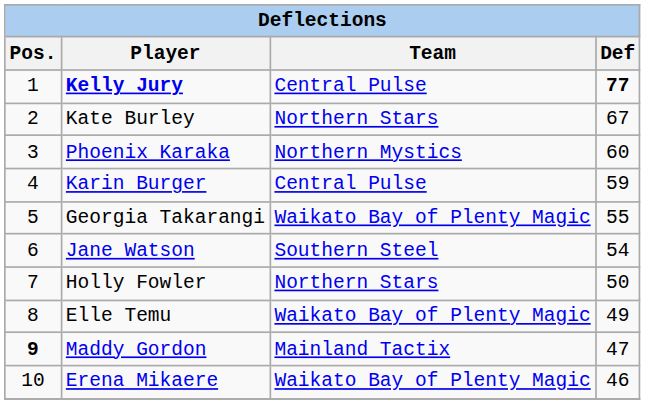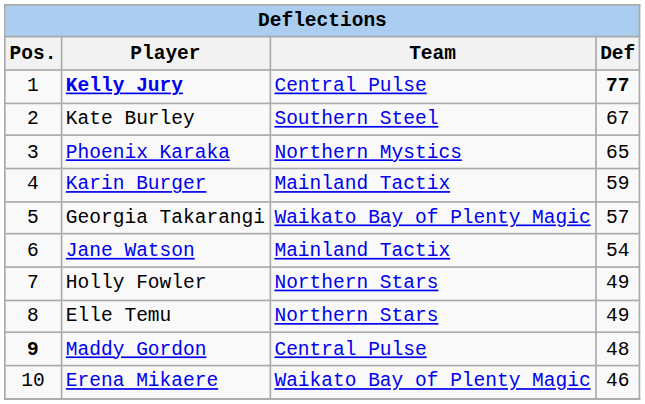(356, 119) Northern Stars -> (356, 119) Southern Steel
(618, 152) 60 -> (618, 152) 65
(351, 185) Central Pulse -> (362, 185) Mainland Tactix
(618, 218) 55 -> (618, 218) 57
(356, 251) Southern Steel -> (362, 251) Mainland Tactix
(618, 283) 50 -> (618, 283) 49
(433, 316) Waikato Bay of Plenty Magic -> (356, 316) Northern Stars
(362, 349) Mainland Tactix -> (351, 349) Central Pulse
(618, 349) 47 -> (618, 349) 48
